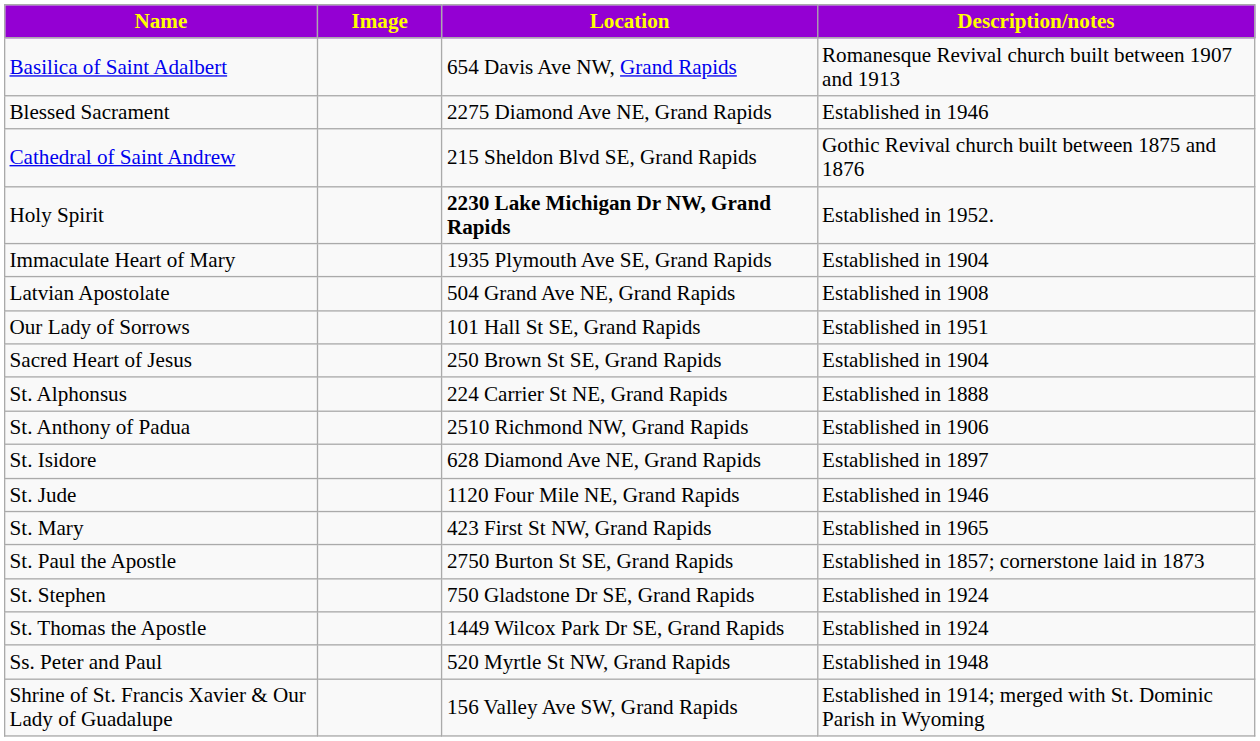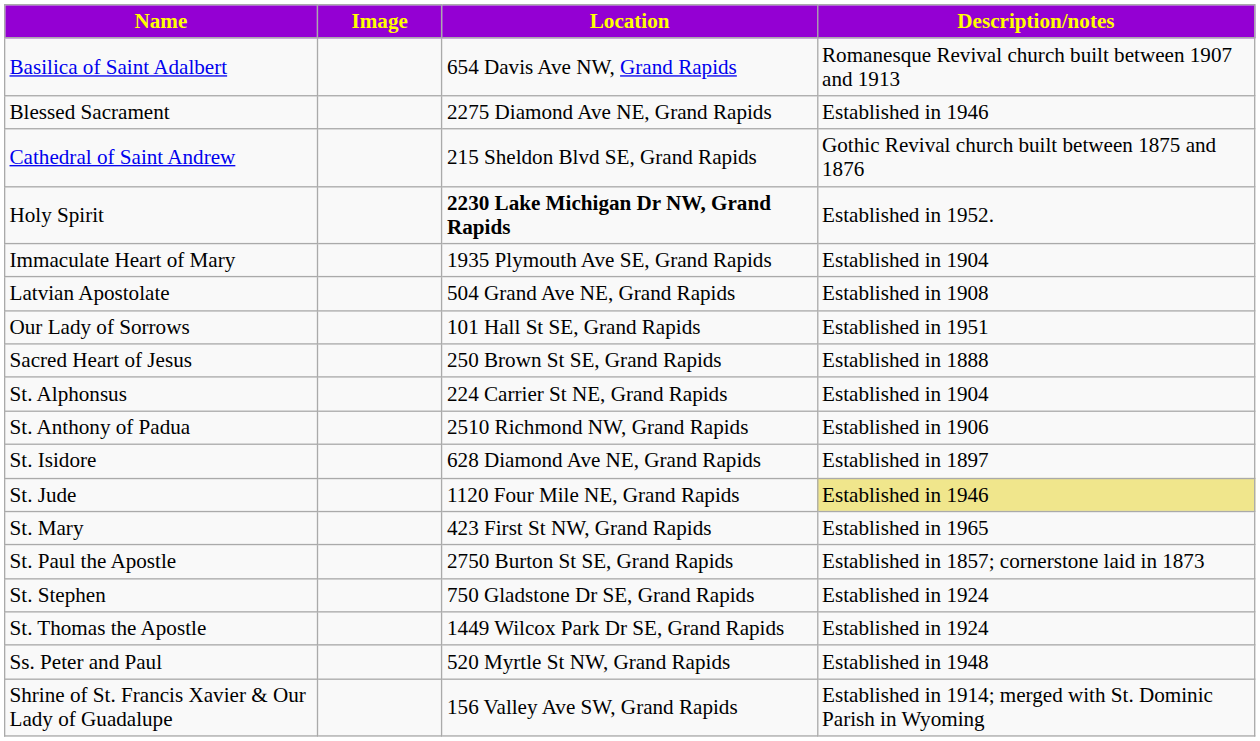(905, 360) Established in 1904 -> (905, 360) Established in 1888
(905, 393) Established in 1888 -> (905, 393) Established in 1904
(905, 494) no background -> (905, 494) khaki background
